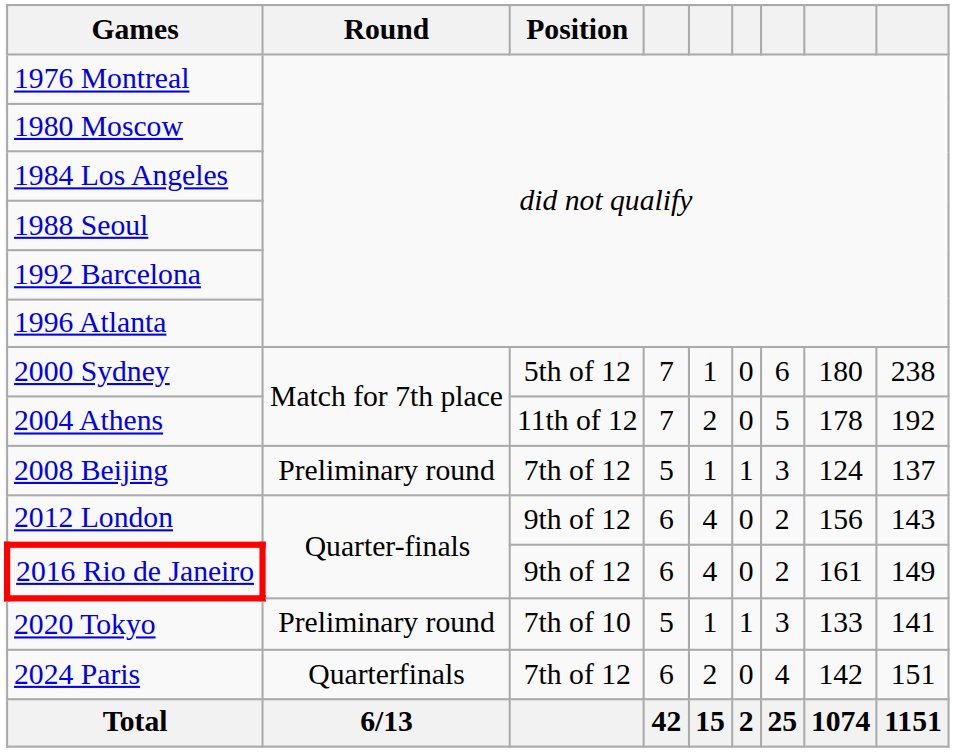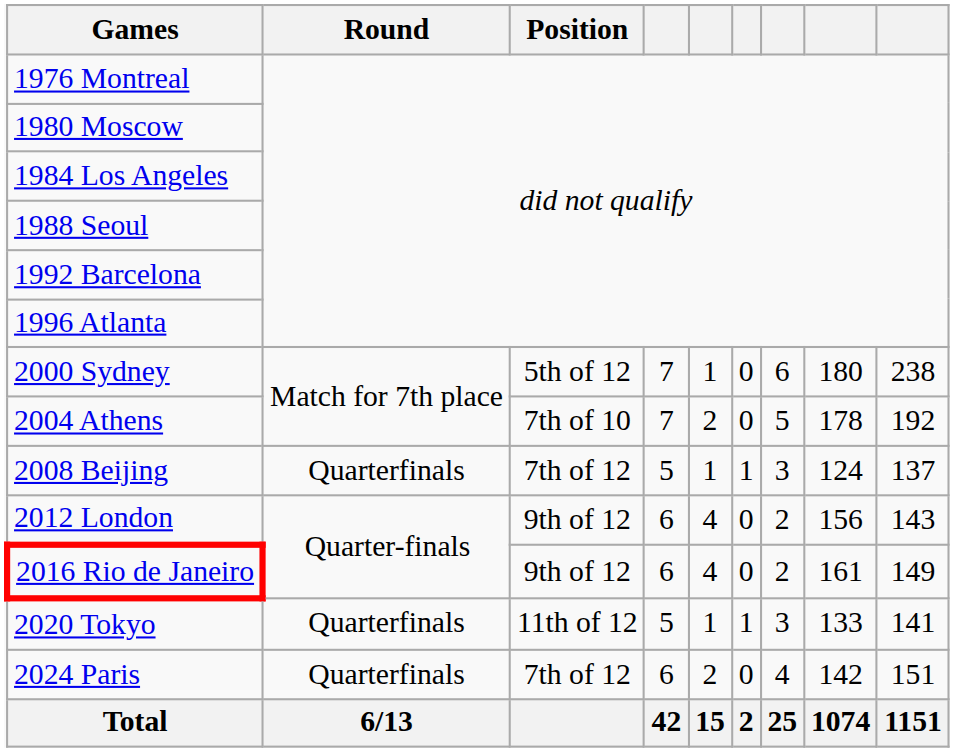(577, 420) 11th of 12 -> (577, 420) 7th of 10
(387, 469) Preliminary round -> (387, 469) Quarterfinals
(387, 623) Preliminary round -> (387, 623) Quarterfinals
(577, 623) 7th of 10 -> (577, 623) 11th of 12
